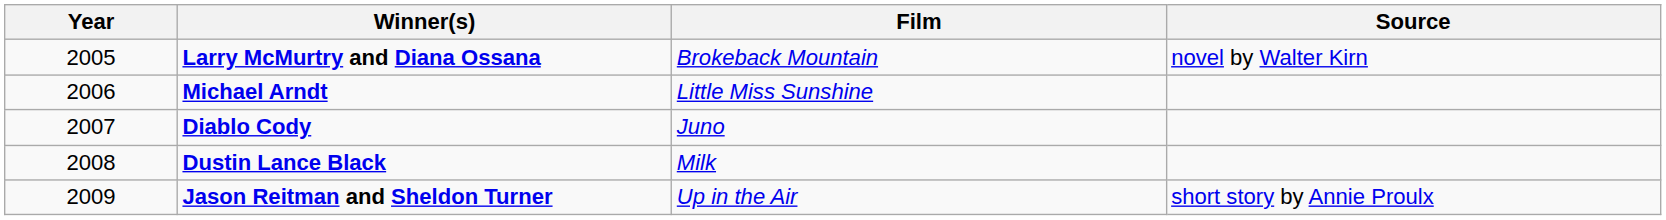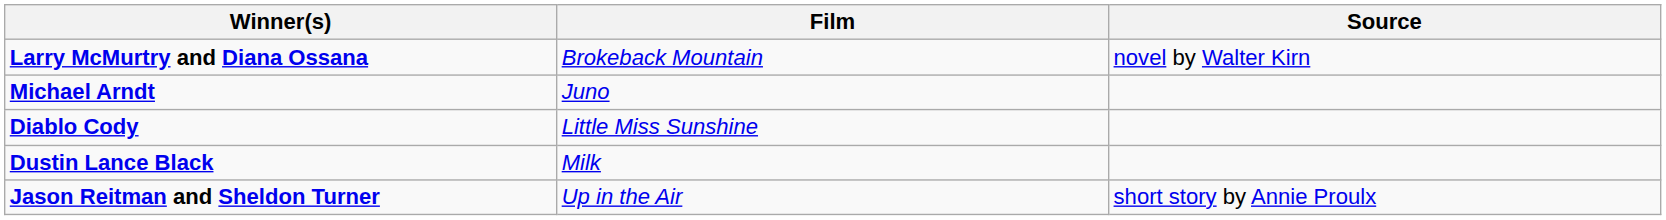- column: (91, 22)
(775, 92) Little Miss Sunshine -> (586, 92) Juno
(701, 127) Juno -> (660, 127) Little Miss Sunshine
